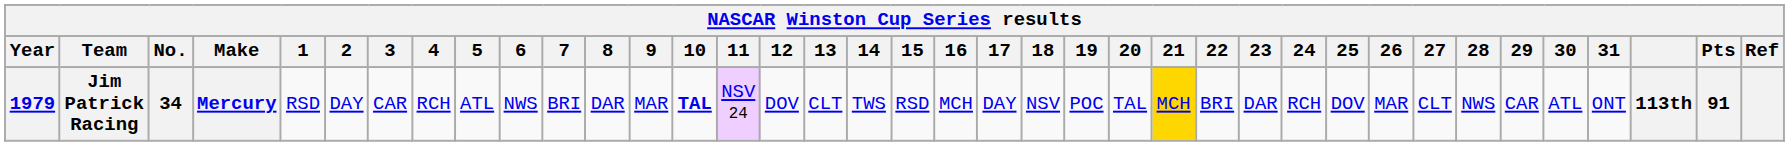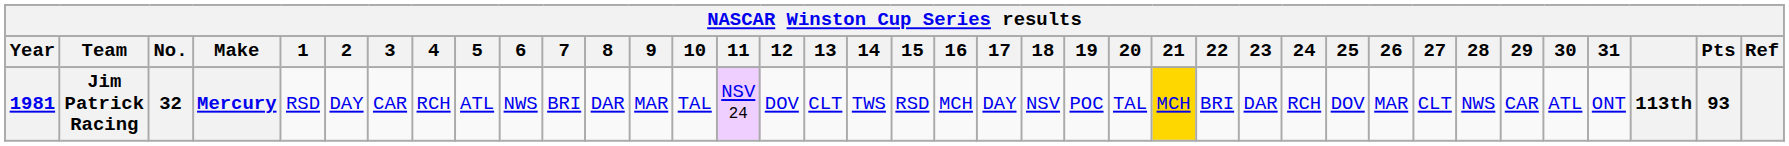(32, 103) 1979 -> (32, 103) 1981
(171, 103) 34 -> (171, 103) 32
(695, 103) bold -> (695, 103) normal
(1719, 103) 91 -> (1719, 103) 93
